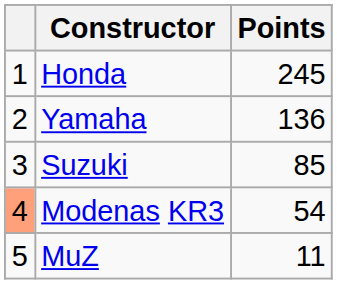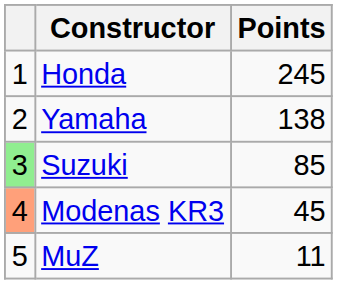(302, 119) 136 -> (302, 119) 138
(20, 165) no background -> (20, 165) lightgreen background
(310, 211) 54 -> (310, 211) 45
